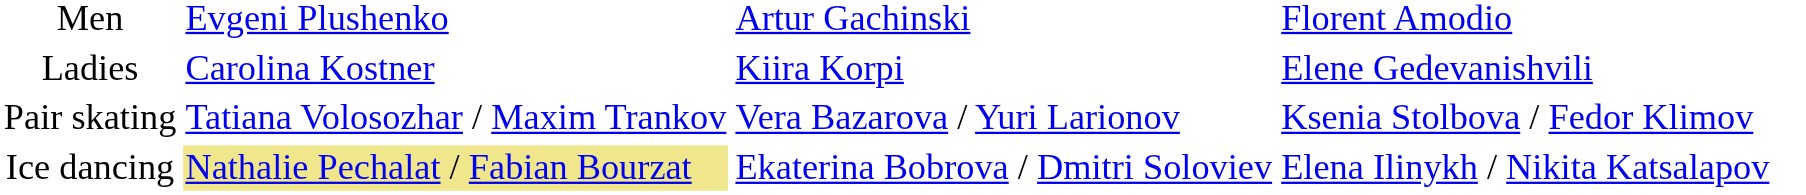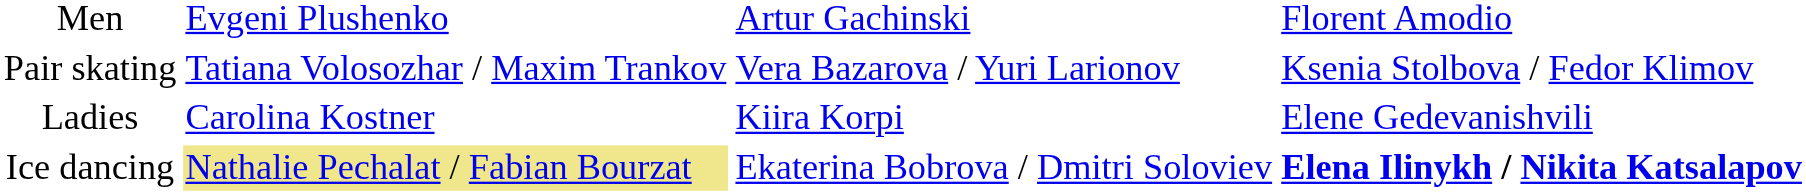rows swapped: (90, 67) <-> (90, 117)
(1525, 167) normal -> (1542, 167) bold
